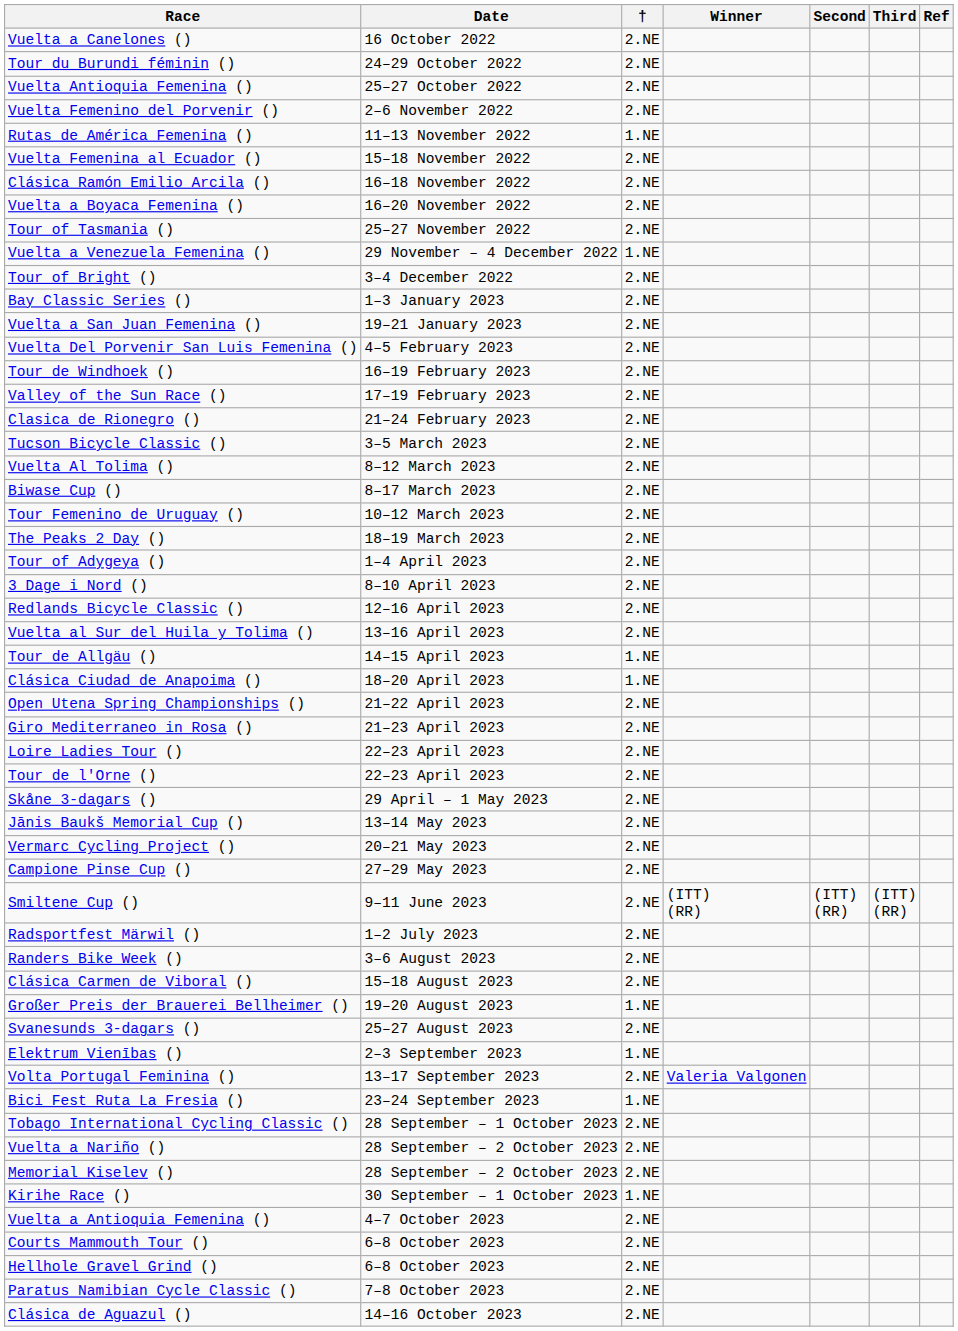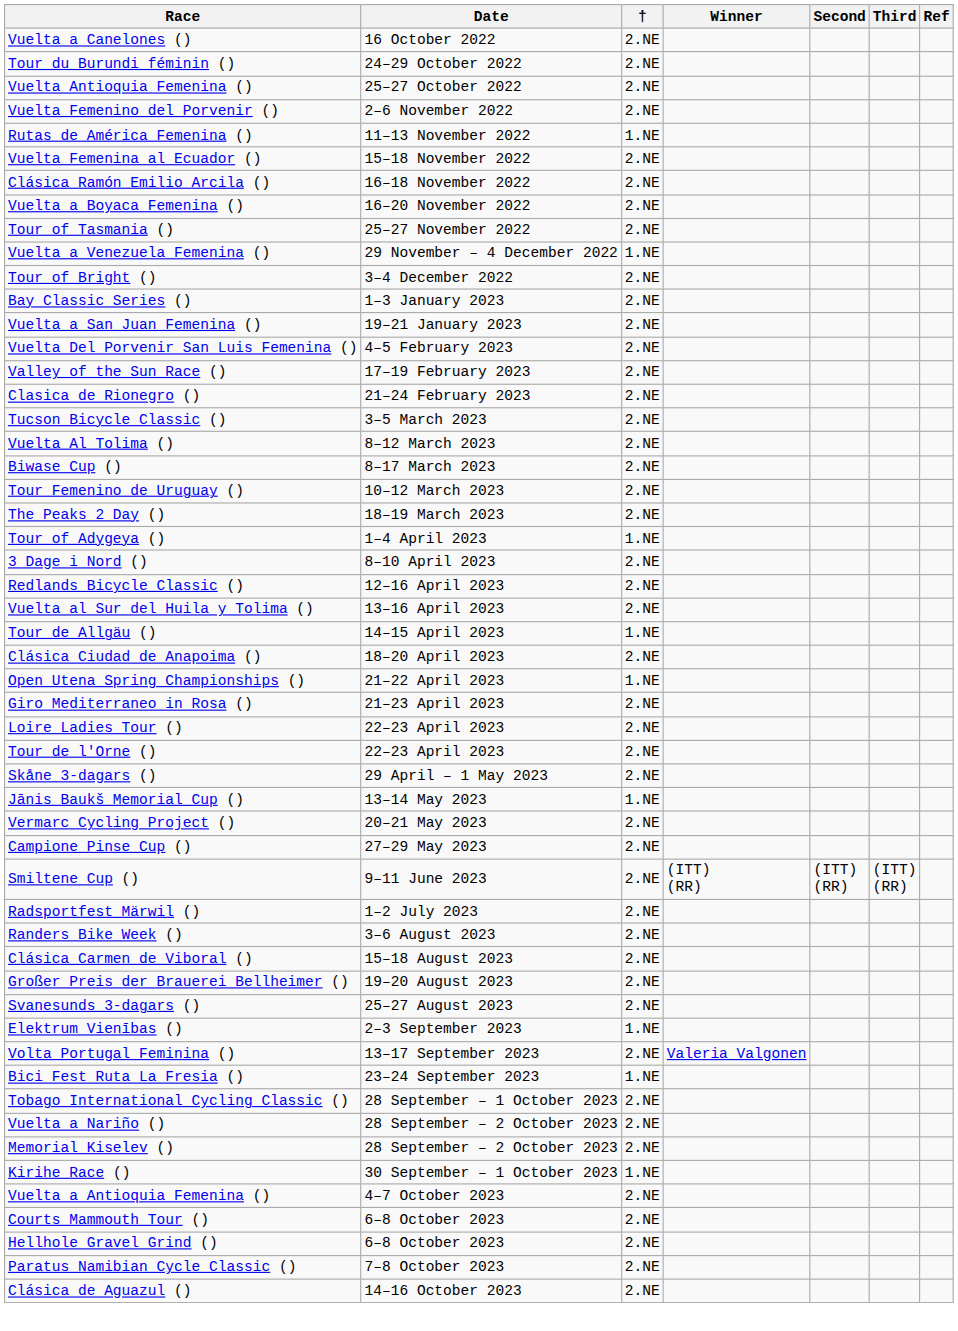- row: (91, 372)
(642, 562) 2.NE -> (642, 538) 1.NE
(642, 681) 1.NE -> (642, 657) 2.NE
(642, 705) 2.NE -> (642, 681) 1.NE
(642, 823) 2.NE -> (642, 800) 1.NE
(642, 1006) 1.NE -> (642, 982) 2.NE
